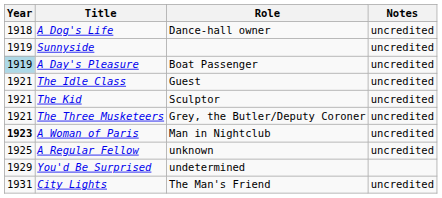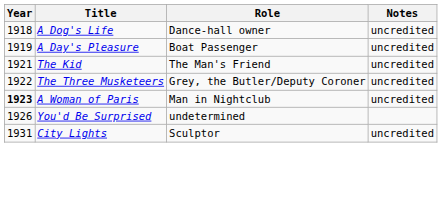- row: (66, 47)
(20, 64) lightblue background -> (20, 47) no background
- row: (82, 82)
(194, 99) Sculptor -> (220, 64) The Man's Friend
(20, 116) 1921 -> (20, 82) 1922
- row: (88, 150)
(20, 167) 1929 -> (20, 116) 1926
(220, 185) The Man's Friend -> (194, 133) Sculptor
